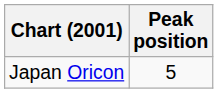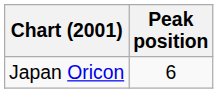(171, 72) 5 -> (171, 72) 6
